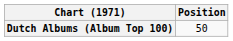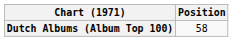(202, 29) 50 -> (202, 29) 58
